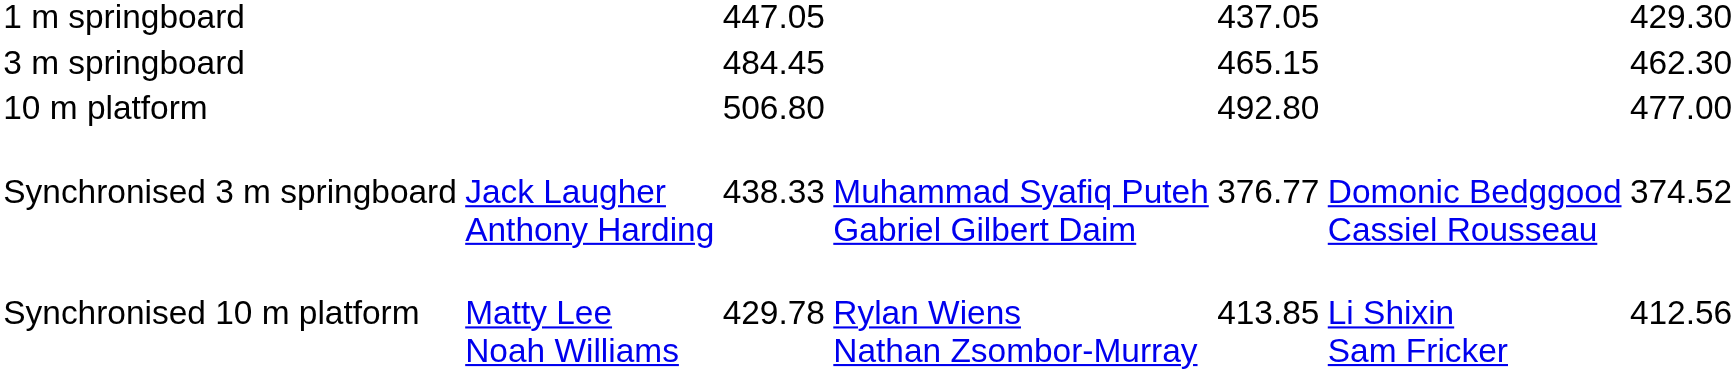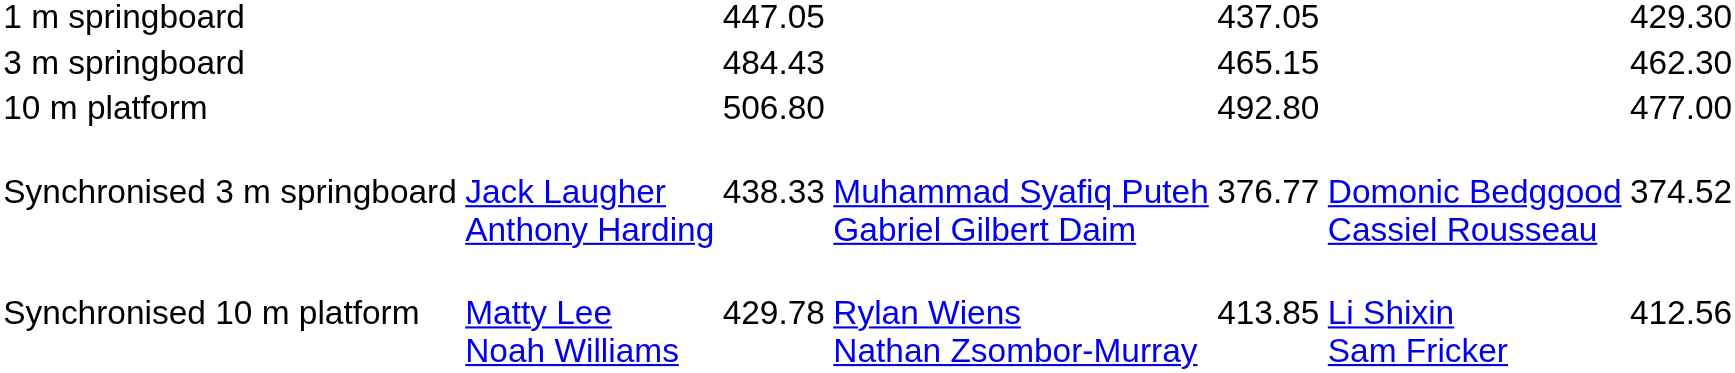(774, 62) 484.45 -> (774, 62) 484.43
